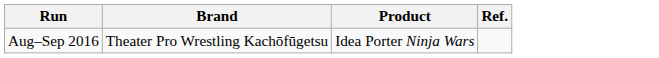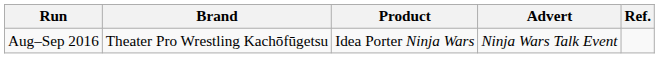+ column: (549, 16)
